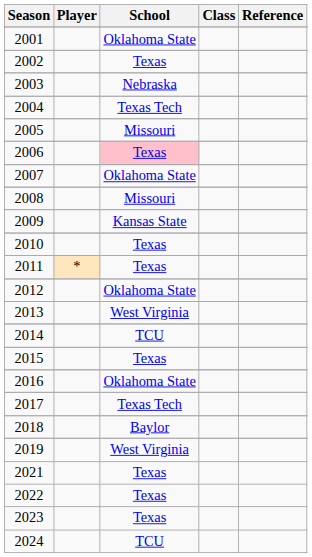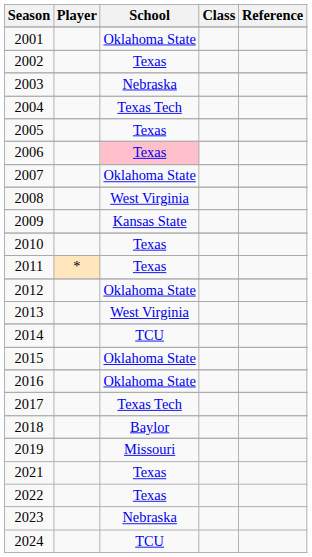(150, 130) Missouri -> (150, 130) Texas
(150, 198) Missouri -> (150, 198) West Virginia
(150, 358) Texas -> (150, 358) Oklahoma State
(150, 449) West Virginia -> (150, 449) Missouri
(150, 518) Texas -> (150, 518) Nebraska
